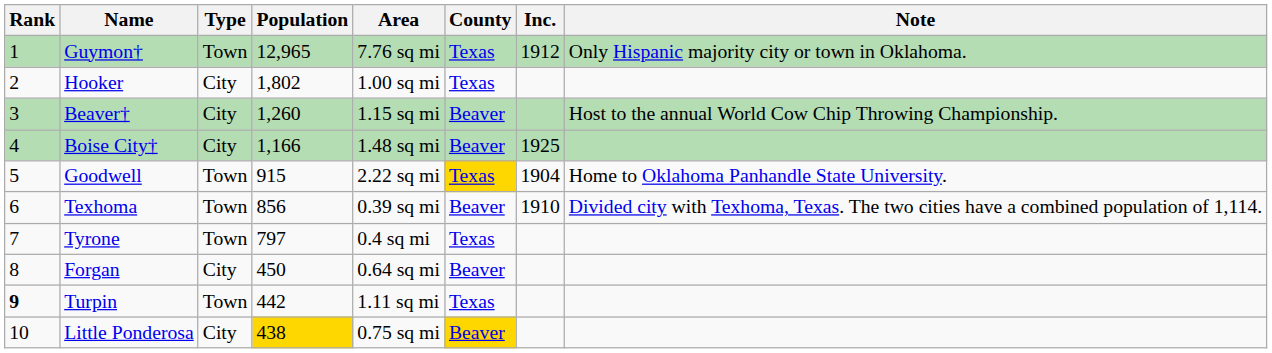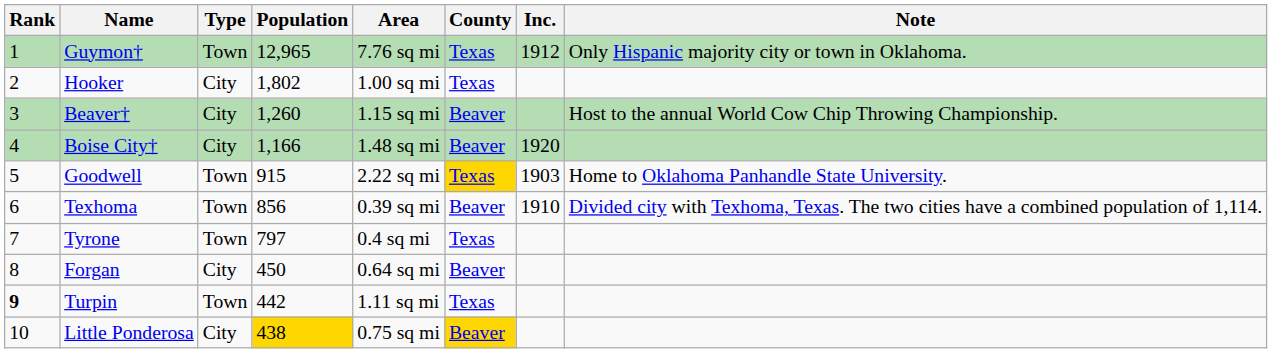(540, 144) 1925 -> (540, 144) 1920
(540, 176) 1904 -> (540, 176) 1903
